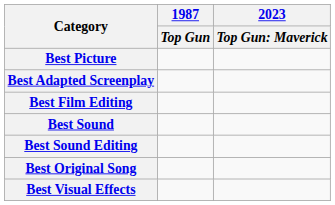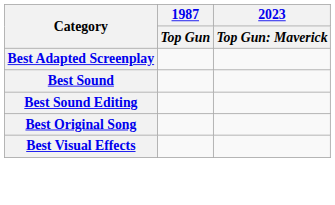- row: (81, 59)
- row: (81, 102)
